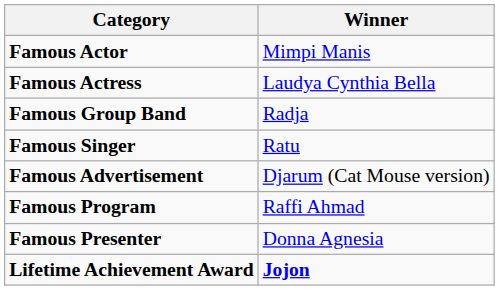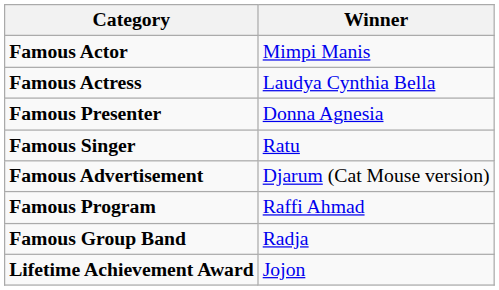rows swapped: (85, 238) <-> (98, 113)
(286, 269) bold -> (284, 269) normal
